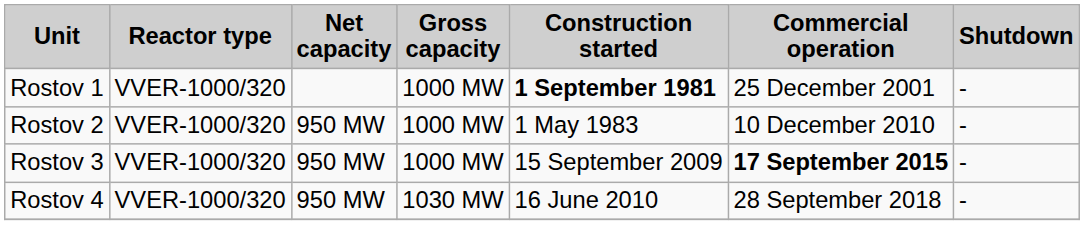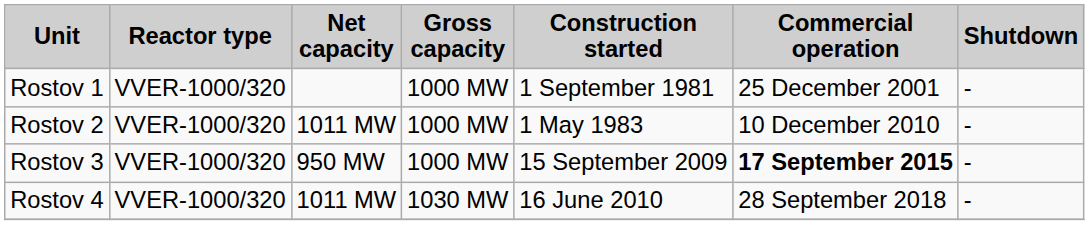(615, 87) bold -> (617, 87) normal
(341, 125) 950 MW -> (346, 125) 1011 MW
(341, 200) 950 MW -> (346, 200) 1011 MW
